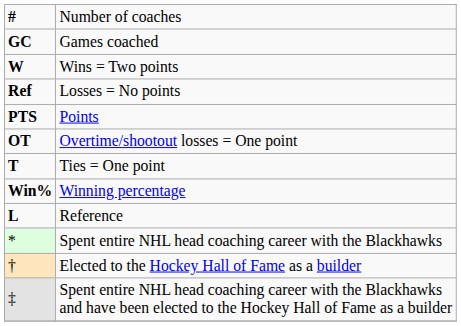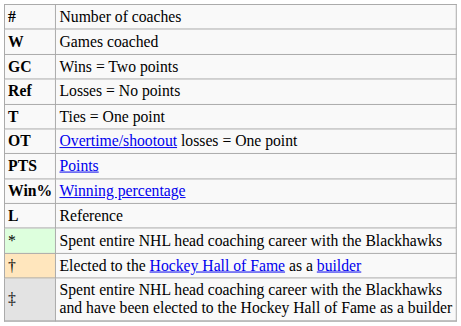(20, 41) GC -> (16, 41) W
(16, 66) W -> (20, 66) GC
rows swapped: (112, 166) <-> (79, 116)
